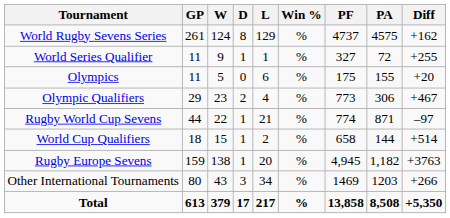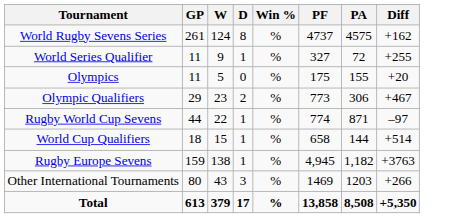- column: (265, 14)
